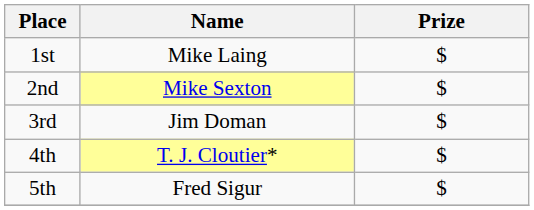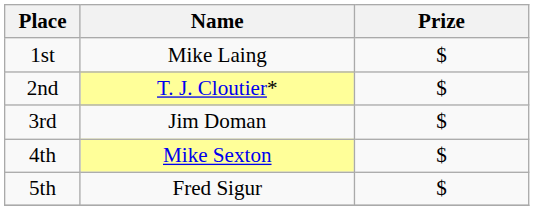(217, 88) Mike Sexton -> (217, 88) T. J. Cloutier*
(217, 155) T. J. Cloutier* -> (217, 155) Mike Sexton
